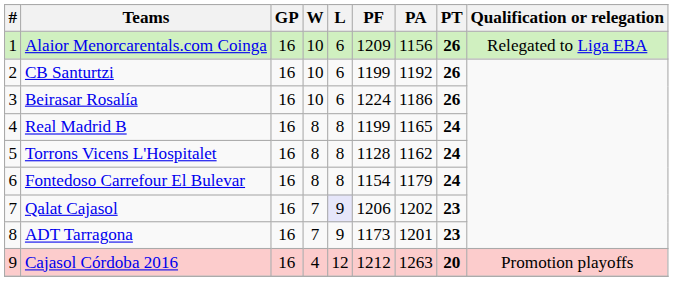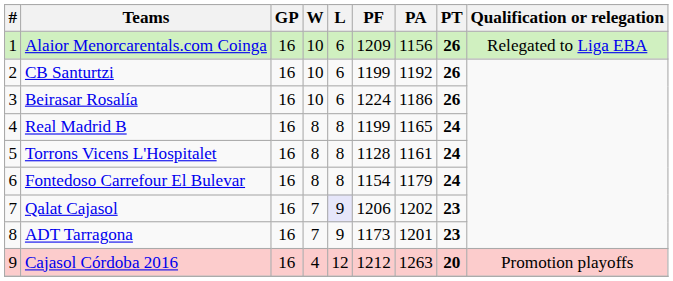(416, 153) 1162 -> (416, 153) 1161
